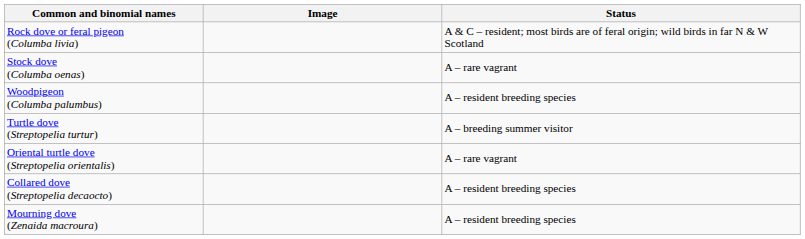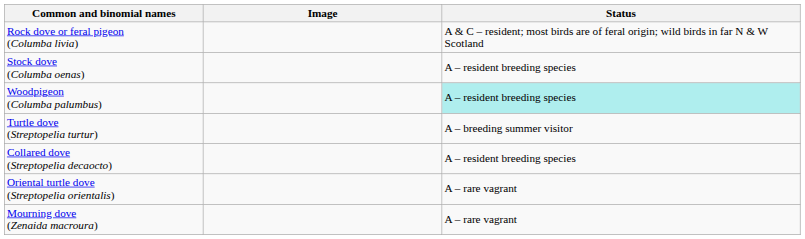(481, 67) A – rare vagrant -> (510, 67) A – resident breeding species
(510, 98) no background -> (510, 98) paleturquoise background
rows swapped: (61, 158) <-> (59, 189)
(510, 219) A – resident breeding species -> (481, 219) A – rare vagrant
